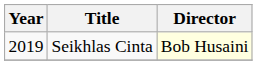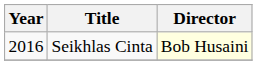(26, 45) 2019 -> (26, 45) 2016
